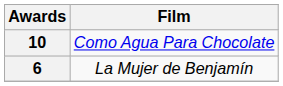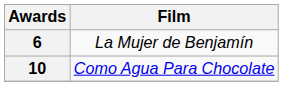rows swapped: (37, 42) <-> (37, 68)
